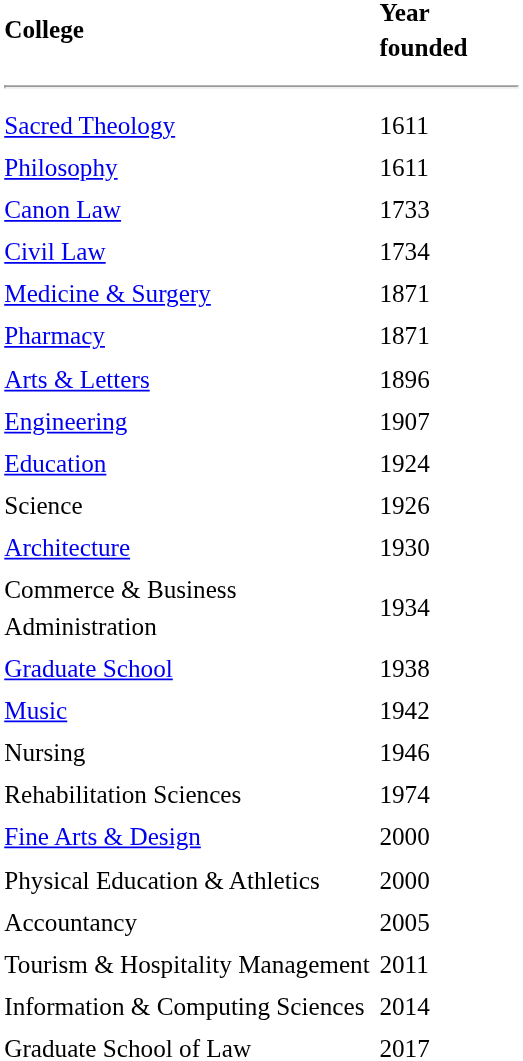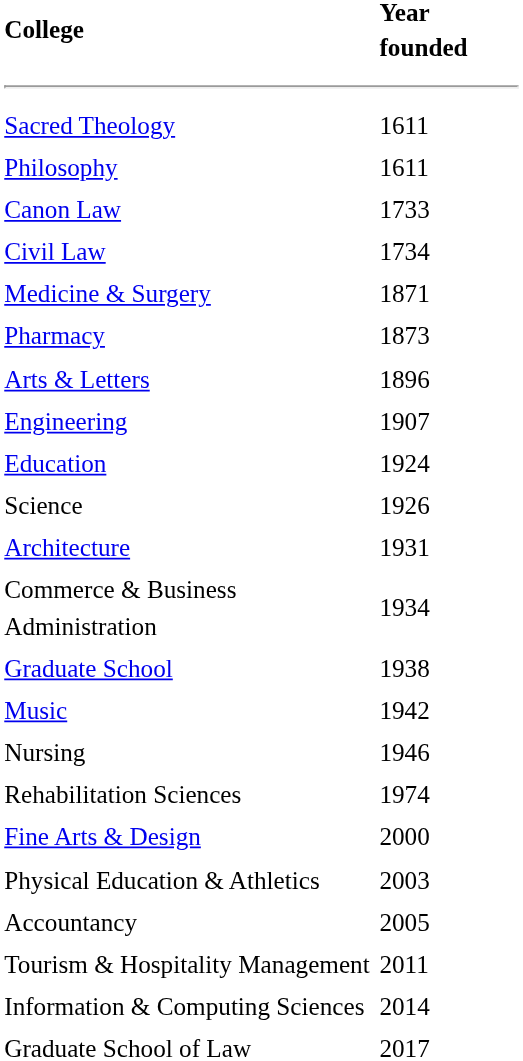(405, 336) 1871 -> (405, 336) 1873
(405, 548) 1930 -> (405, 548) 1931
(405, 879) 2000 -> (405, 879) 2003
